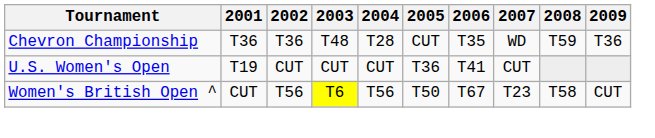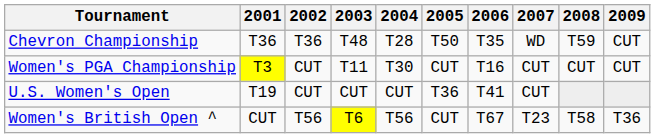(426, 43) CUT -> (445, 43) T50
(608, 43) T36 -> (627, 43) CUT
+ row: (122, 69)
(426, 94) T50 -> (445, 120) CUT
(608, 94) CUT -> (627, 120) T36
